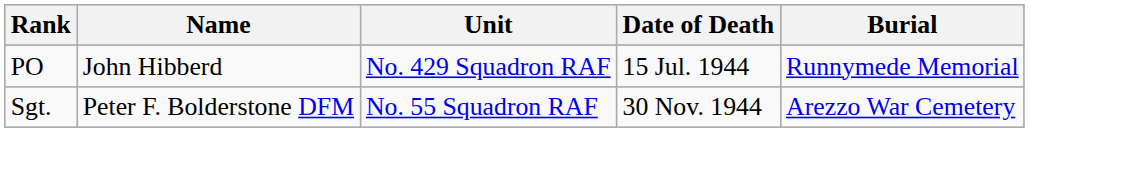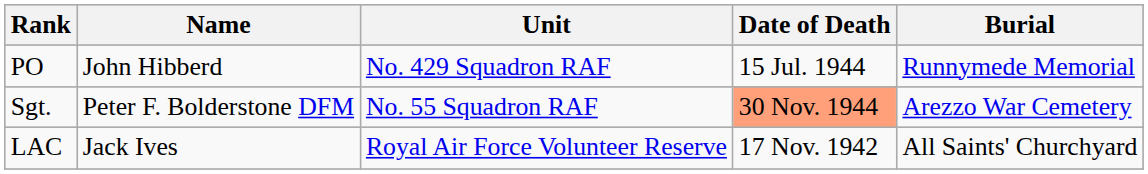(692, 106) no background -> (808, 106) lightsalmon background
+ row: (37, 147)
